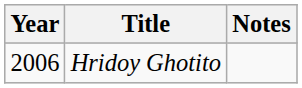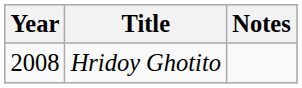(35, 62) 2006 -> (35, 62) 2008
